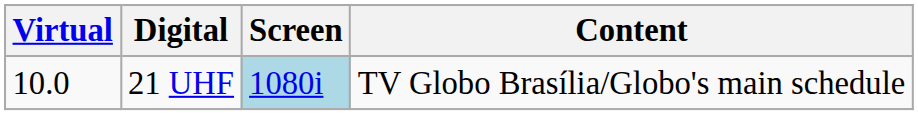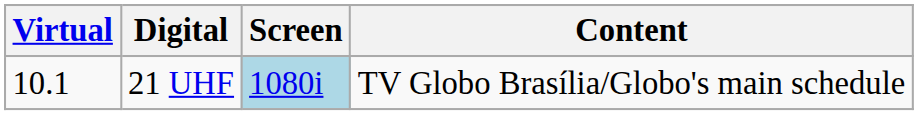(41, 82) 10.0 -> (41, 82) 10.1
